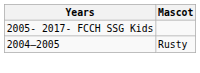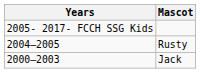+ row: (170, 60)
